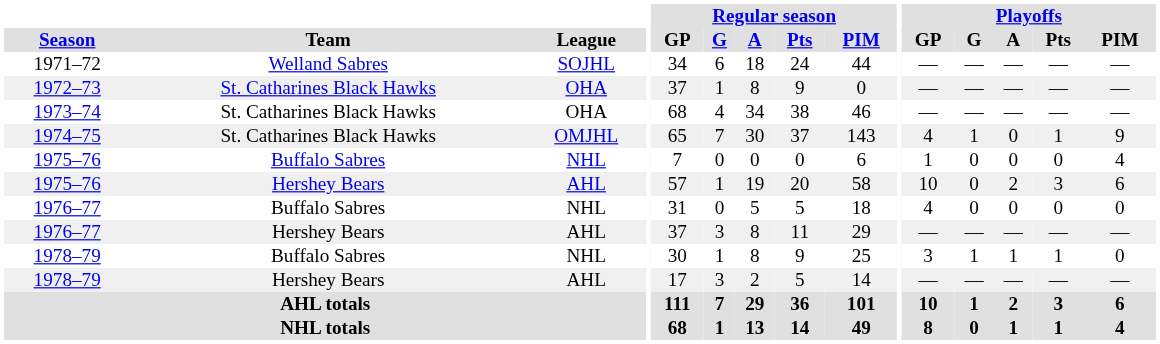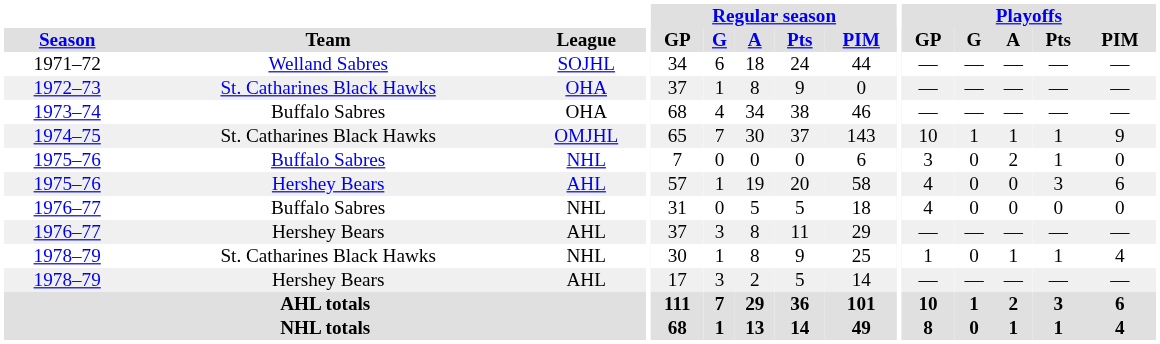(328, 111) St. Catharines Black Hawks -> (328, 111) Buffalo Sabres
(928, 135) 4 -> (928, 135) 10
(1013, 135) 0 -> (1013, 135) 1
(928, 159) 1 -> (928, 159) 3
(1013, 159) 0 -> (1013, 159) 2
(1058, 159) 0 -> (1058, 159) 1
(1120, 159) 4 -> (1120, 159) 0
(928, 183) 10 -> (928, 183) 4
(1013, 183) 2 -> (1013, 183) 0
(328, 255) Buffalo Sabres -> (328, 255) St. Catharines Black Hawks
(928, 255) 3 -> (928, 255) 1
(974, 255) 1 -> (974, 255) 0
(1120, 255) 0 -> (1120, 255) 4
